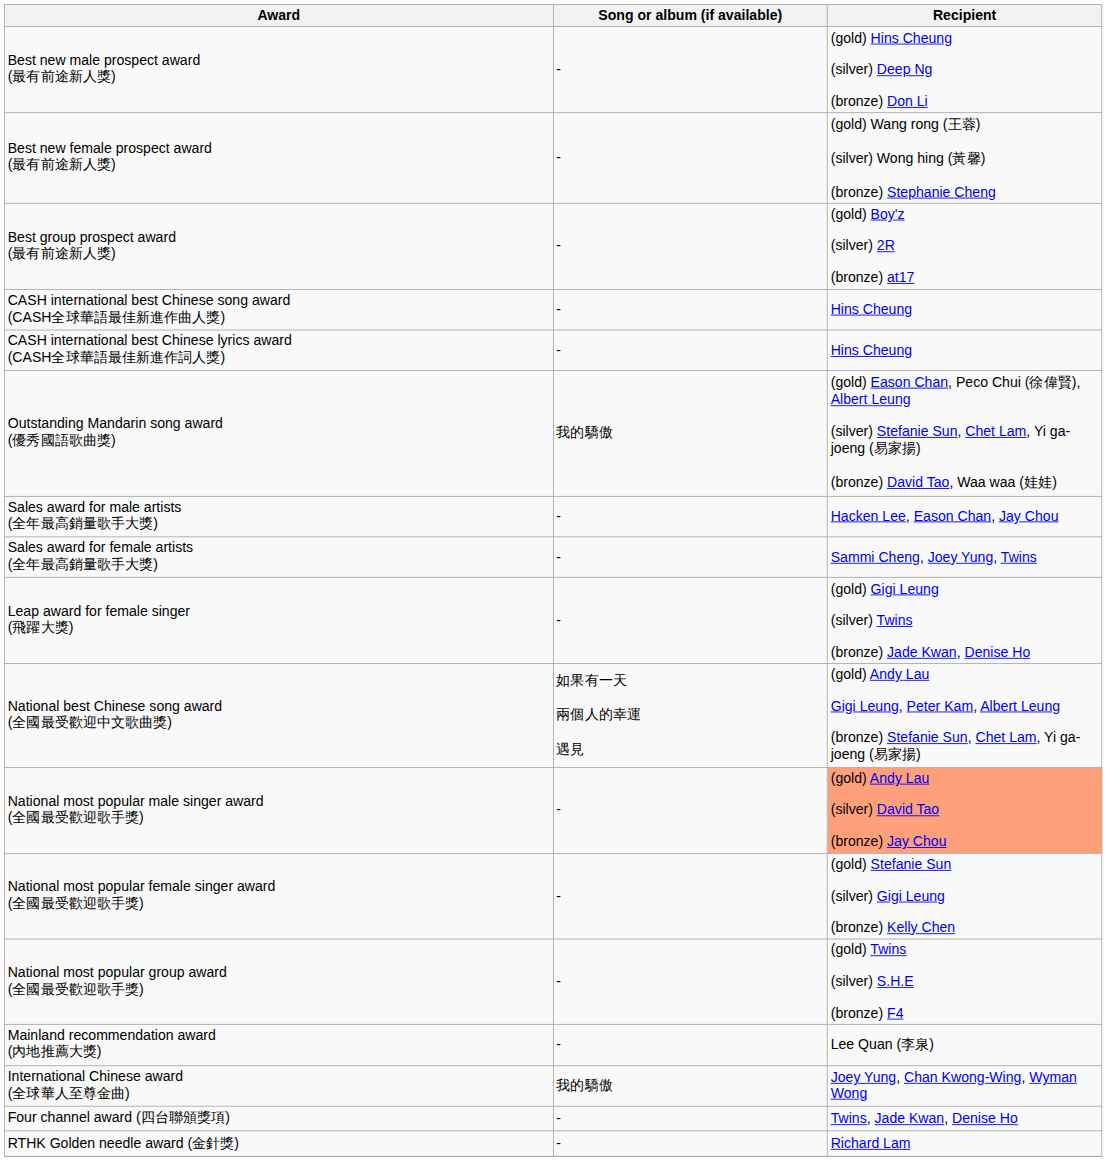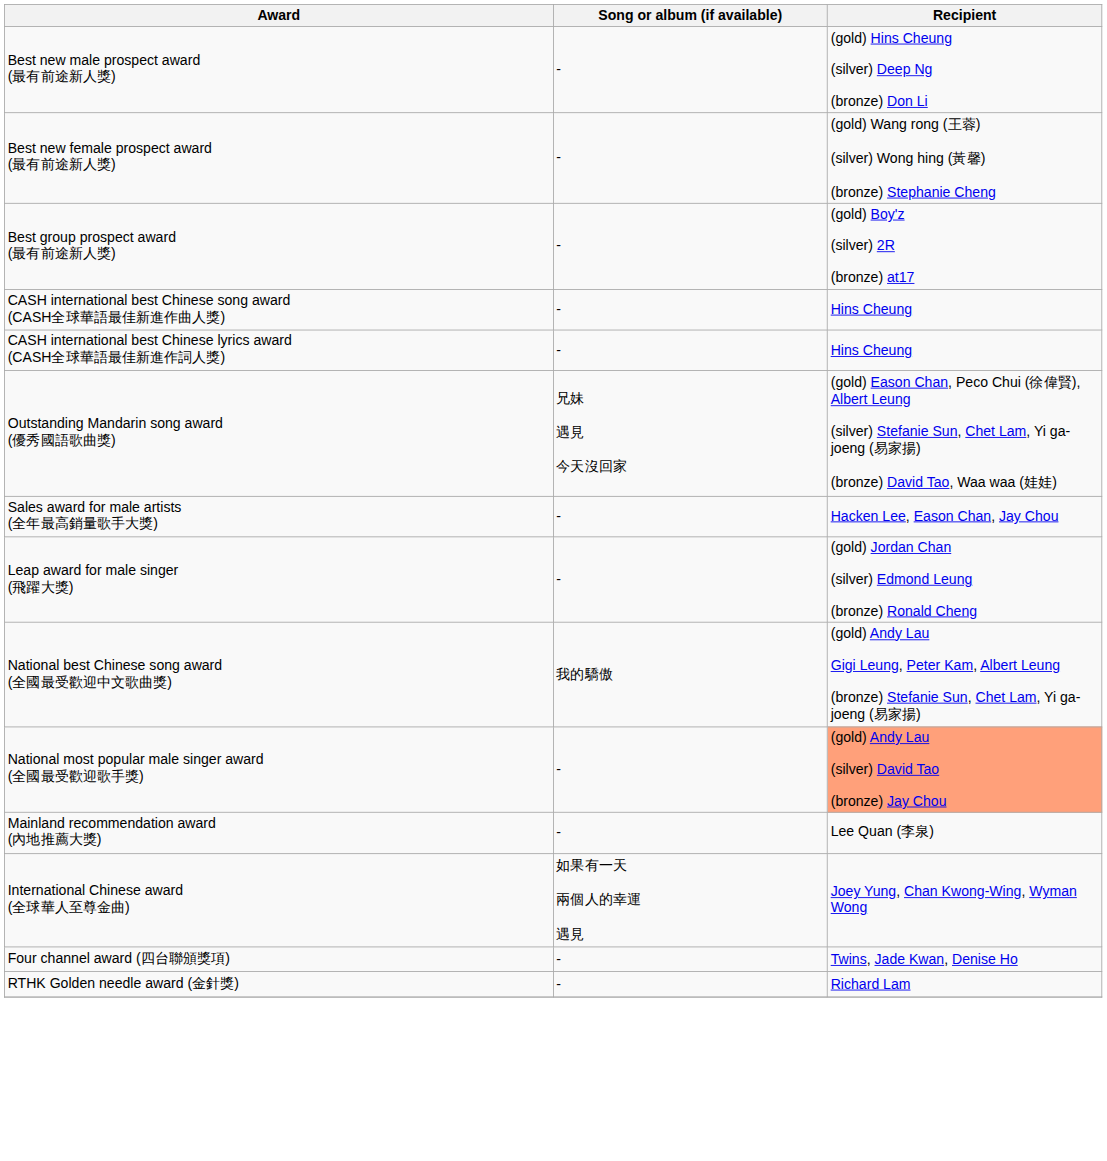(585, 433) 我的驕傲 -> (592, 433) 兄妹 遇見 今天沒回家
- row: (100, 556)
+ row: (93, 578)
- row: (99, 619)
(599, 715) 如果有一天 兩個人的幸運 遇見 -> (585, 674) 我的驕傲
- row: (142, 895)
- row: (117, 980)
(585, 1085) 我的驕傲 -> (599, 899) 如果有一天 兩個人的幸運 遇見
